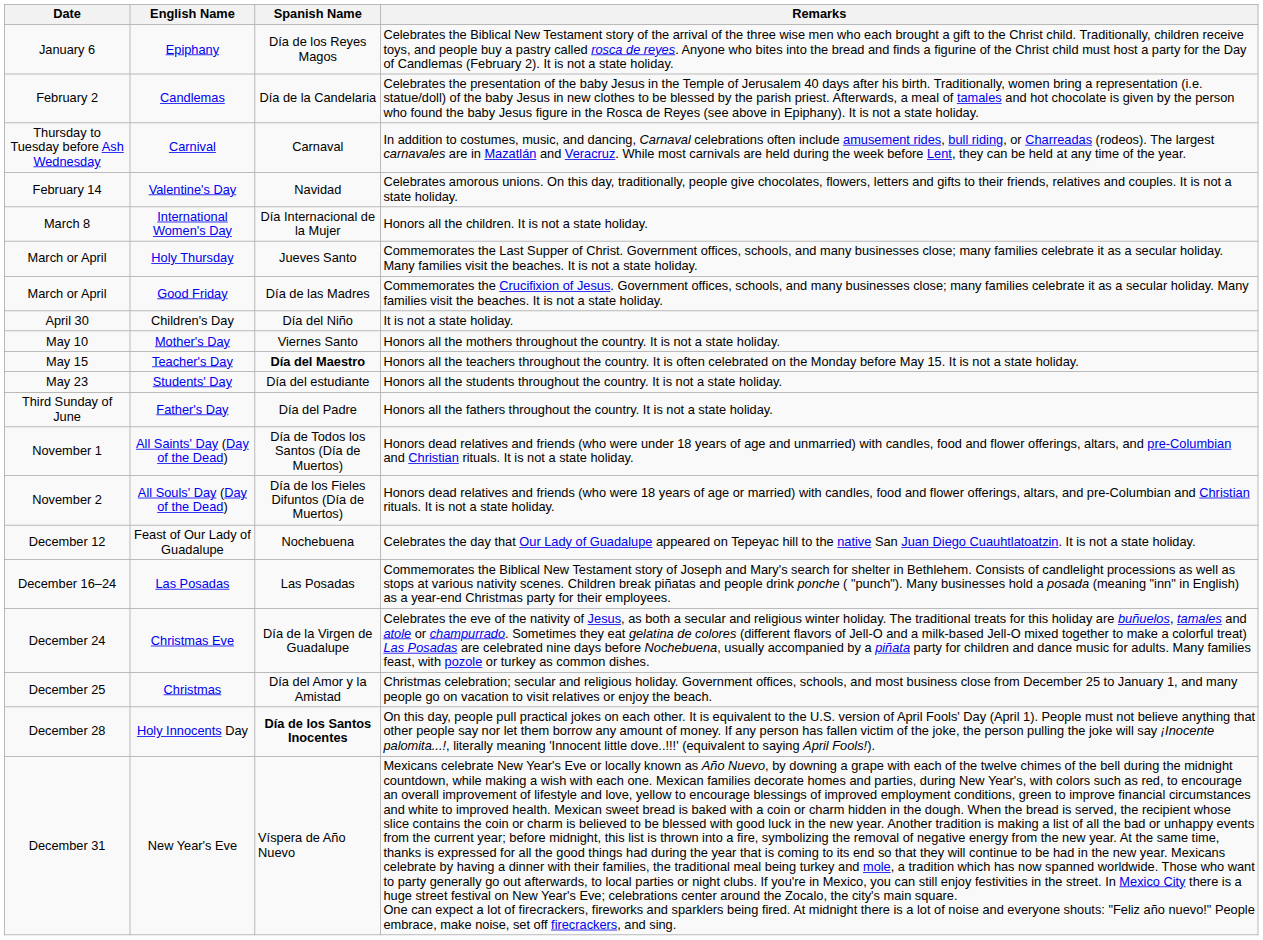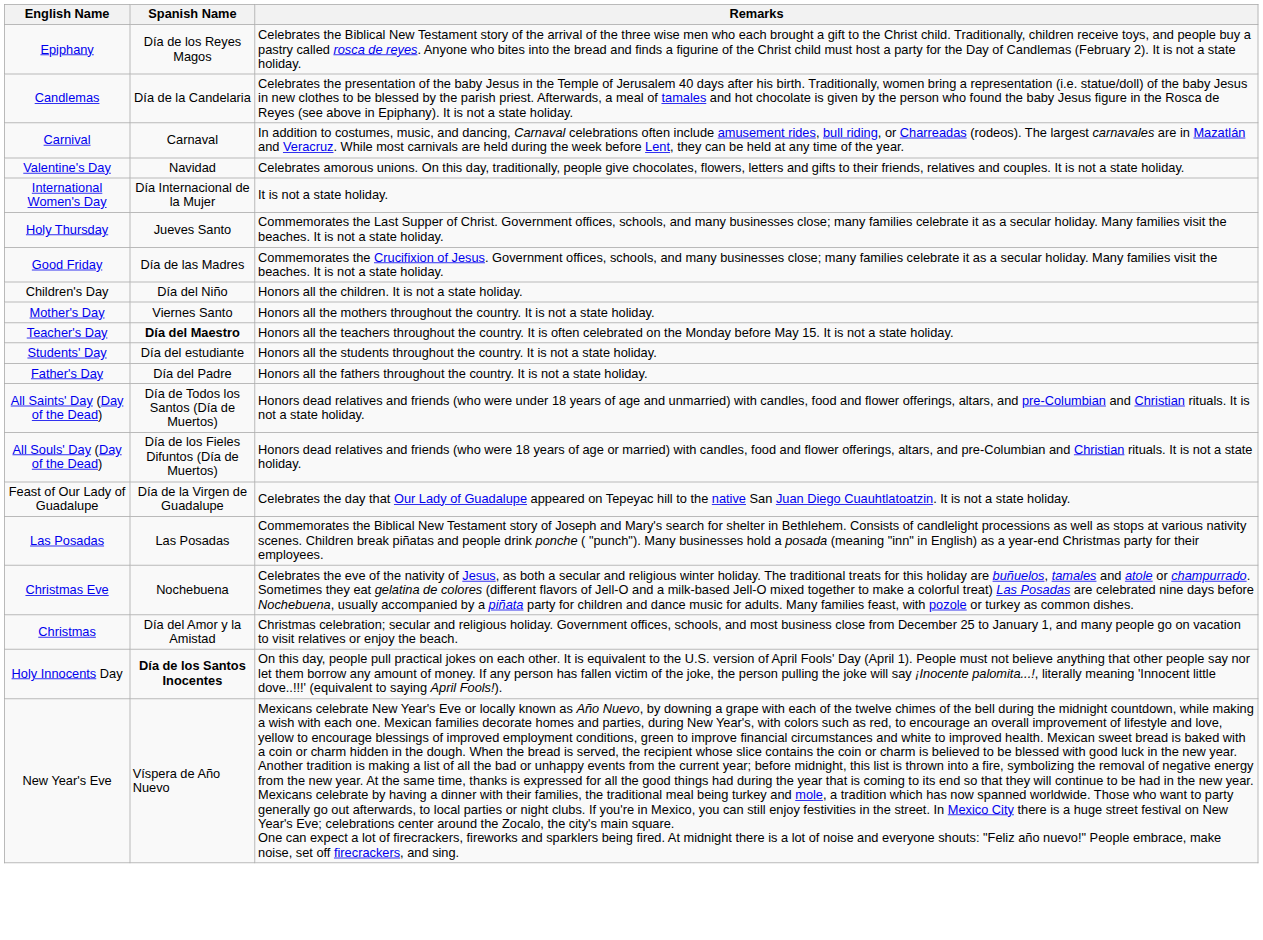- column: (67, 14)
(516, 224) Honors all the children. It is not a state holiday. -> (323, 195) It is not a state holiday.
(448, 321) It is not a state holiday. -> (390, 292) Honors all the children. It is not a state holiday.
(318, 542) Nochebuena -> (192, 499) Día de la Virgen de Guadalupe
(318, 640) Día de la Virgen de Guadalupe -> (192, 590) Nochebuena
